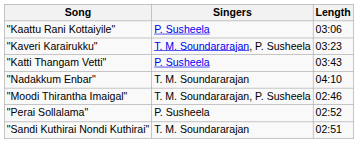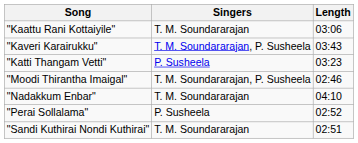(182, 29) P. Susheela -> (202, 29) T. M. Soundararajan
(329, 46) 03:23 -> (329, 46) 03:43
(329, 63) 03:43 -> (329, 63) 03:23
rows swapped: (67, 96) <-> (51, 79)
